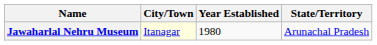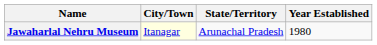columns swapped: (327, 13) <-> (239, 13)
